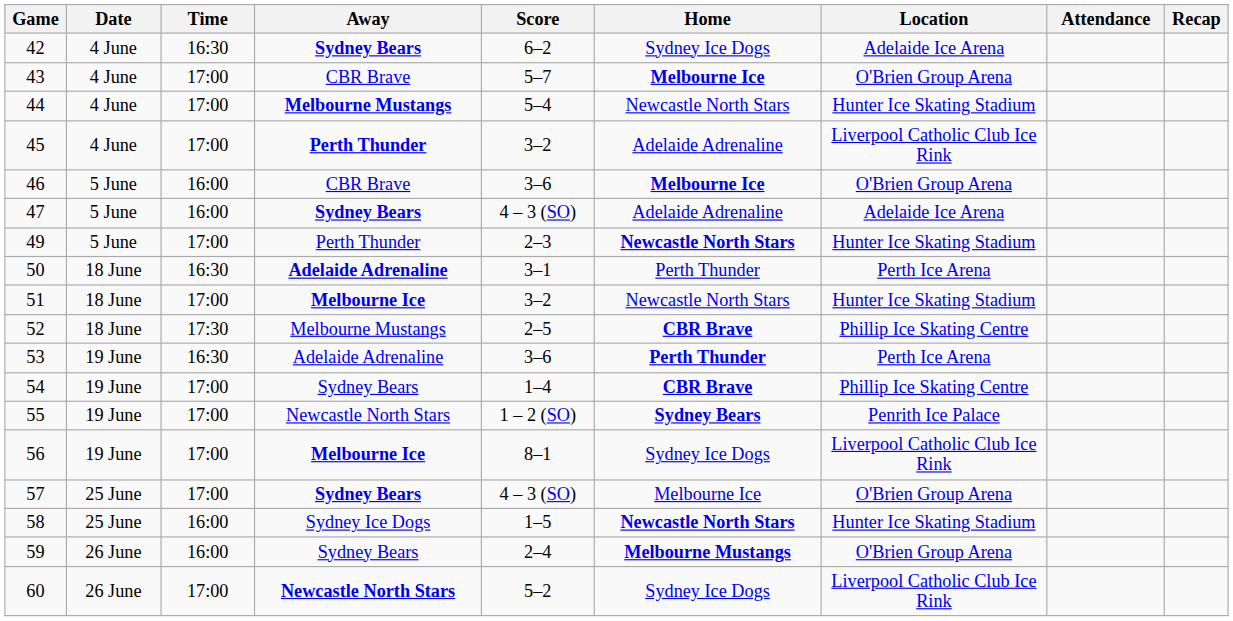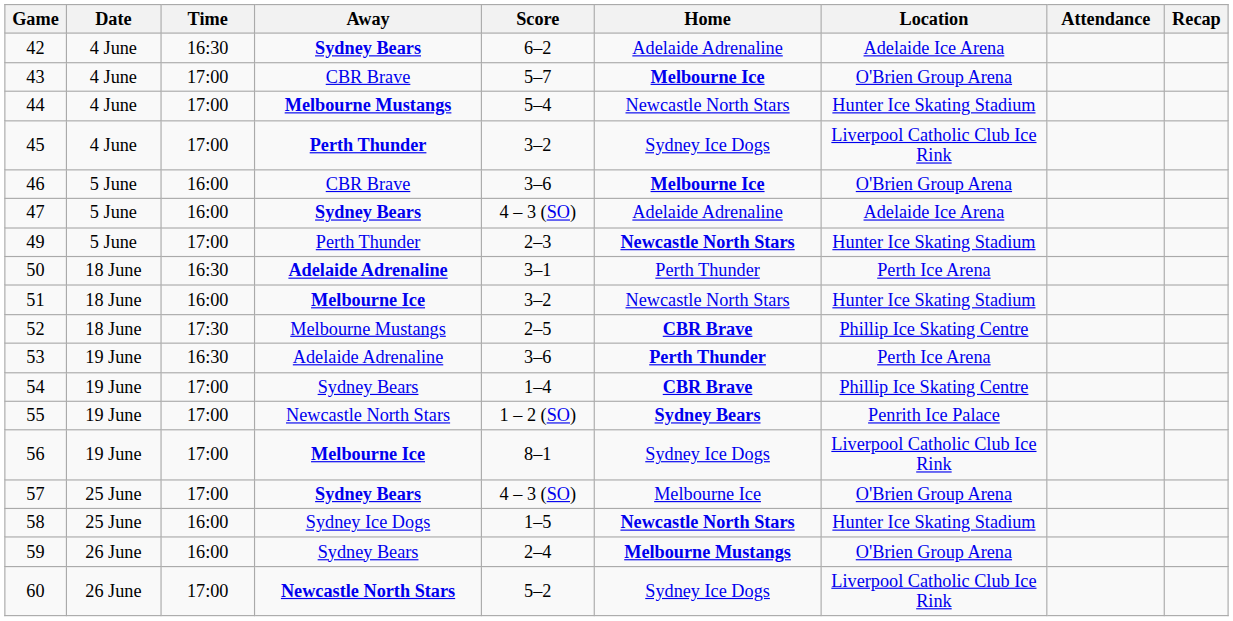(708, 47) Sydney Ice Dogs -> (708, 47) Adelaide Adrenaline
(708, 144) Adelaide Adrenaline -> (708, 144) Sydney Ice Dogs
(208, 299) 17:00 -> (208, 299) 16:00
